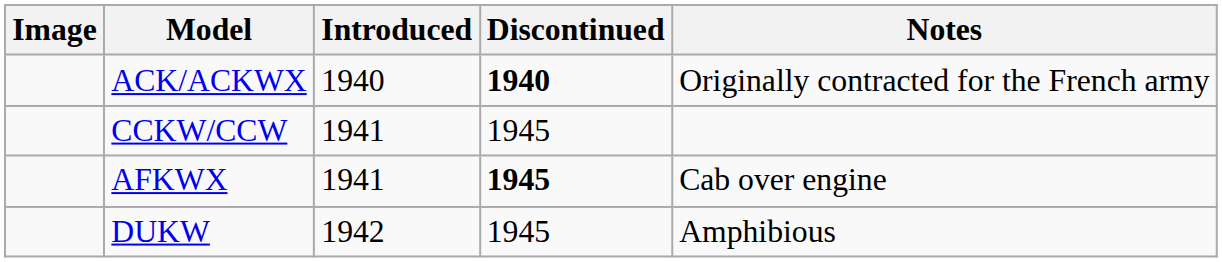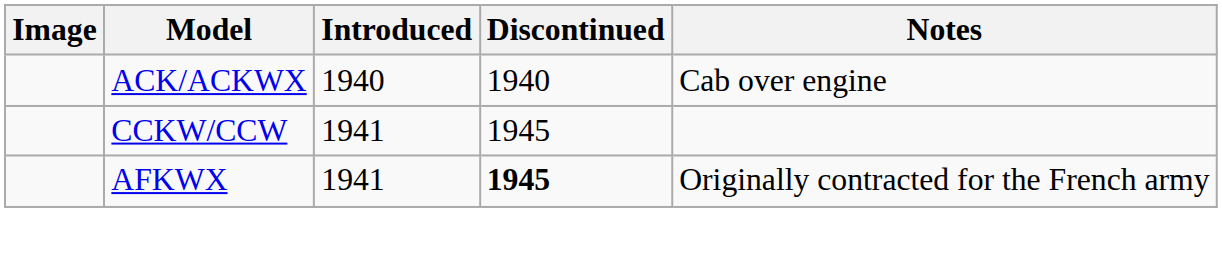(518, 79) bold -> (518, 79) normal
(944, 79) Originally contracted for the French army -> (783, 79) Cab over engine
(783, 180) Cab over engine -> (944, 180) Originally contracted for the French army
- row: (161, 230)
